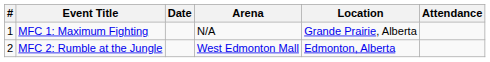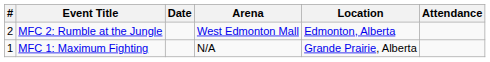rows swapped: (90, 49) <-> (83, 31)
